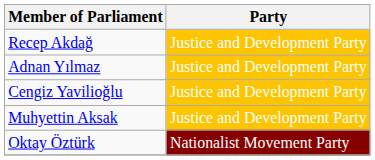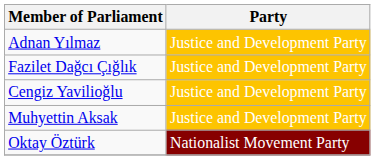- row: (51, 42)
+ row: (72, 67)
